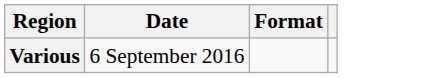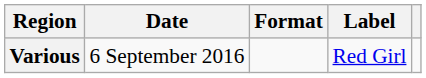+ column: (369, 21)
